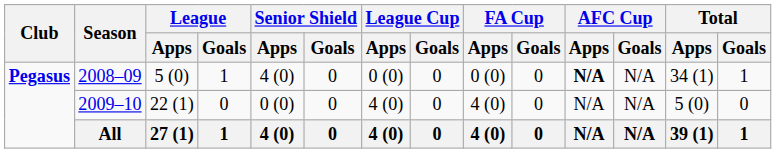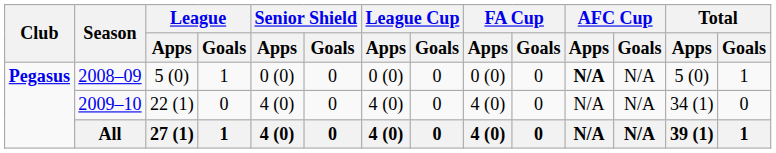(277, 76) 4 (0) -> (277, 76) 0 (0)
(692, 76) 34 (1) -> (692, 76) 5 (0)
(277, 104) 0 (0) -> (277, 104) 4 (0)
(692, 104) 5 (0) -> (692, 104) 34 (1)
